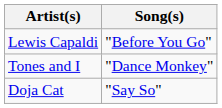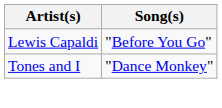- row: (36, 90)
